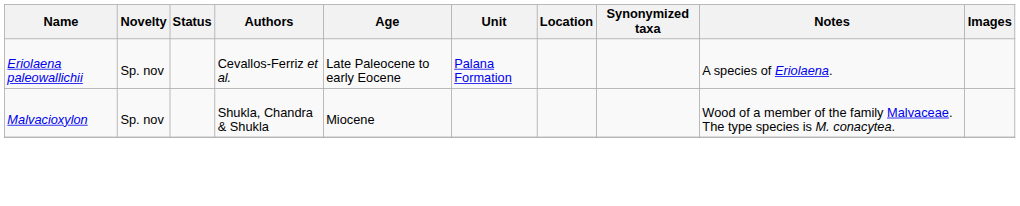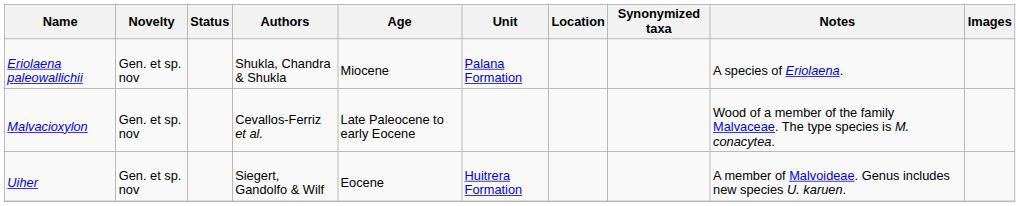(142, 70) Sp. nov -> (150, 70) Gen. et sp. nov
(268, 70) Cevallos-Ferriz et al. -> (283, 70) Shukla, Chandra & Shukla
(378, 70) Late Paleocene to early Eocene -> (365, 70) Miocene
(142, 120) Sp. nov -> (150, 127) Gen. et sp. nov
(265, 120) Shukla, Chandra & Shukla -> (278, 127) Cevallos-Ferriz et al.
(350, 120) Miocene -> (392, 127) Late Paleocene to early Eocene
+ row: (23, 183)
